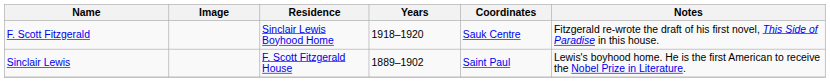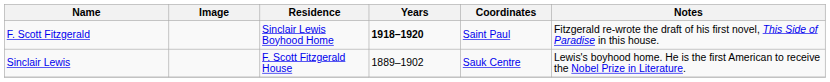(398, 35) normal -> (398, 35) bold
(492, 35) Sauk Centre -> (486, 35) Saint Paul
(486, 63) Saint Paul -> (492, 63) Sauk Centre
